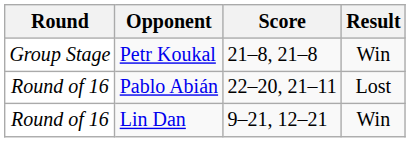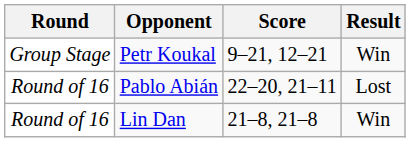(272, 54) 21–8, 21–8 -> (277, 54) 9–21, 12–21
(277, 120) 9–21, 12–21 -> (272, 120) 21–8, 21–8
